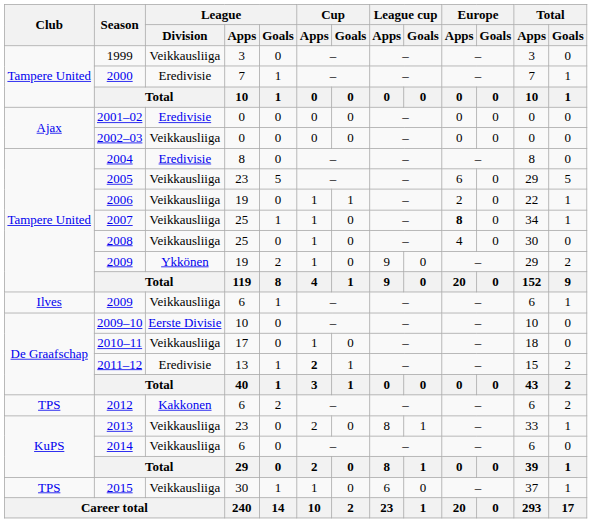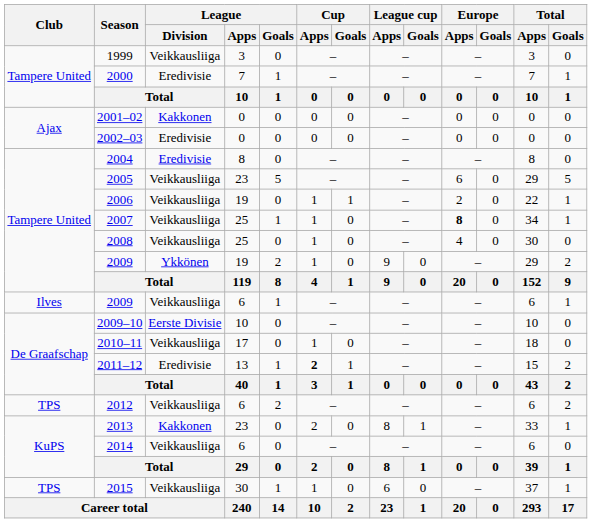(185, 117) Eredivisie -> (185, 117) Kakkonen
(185, 138) Veikkausliiga -> (185, 138) Eredivisie
(185, 405) Kakkonen -> (185, 405) Veikkausliiga
(185, 425) Veikkausliiga -> (185, 425) Kakkonen
